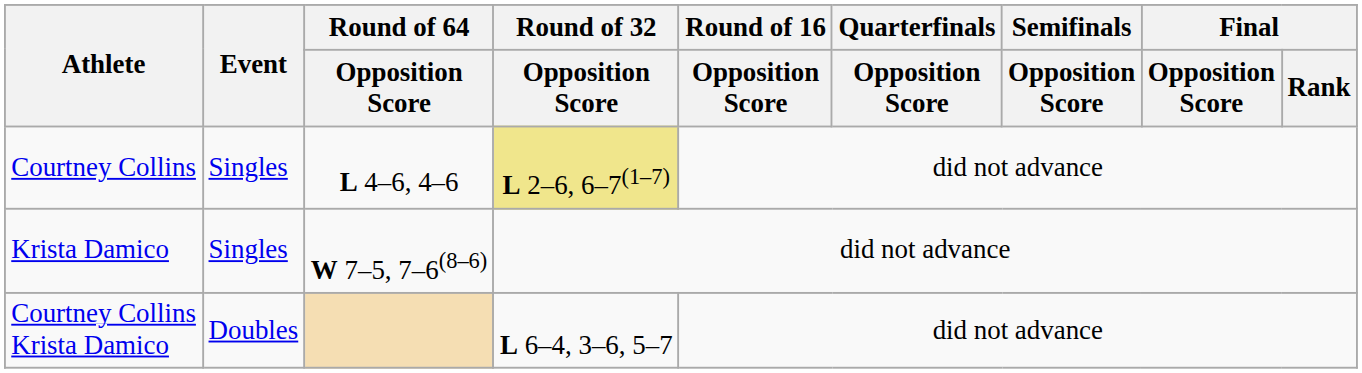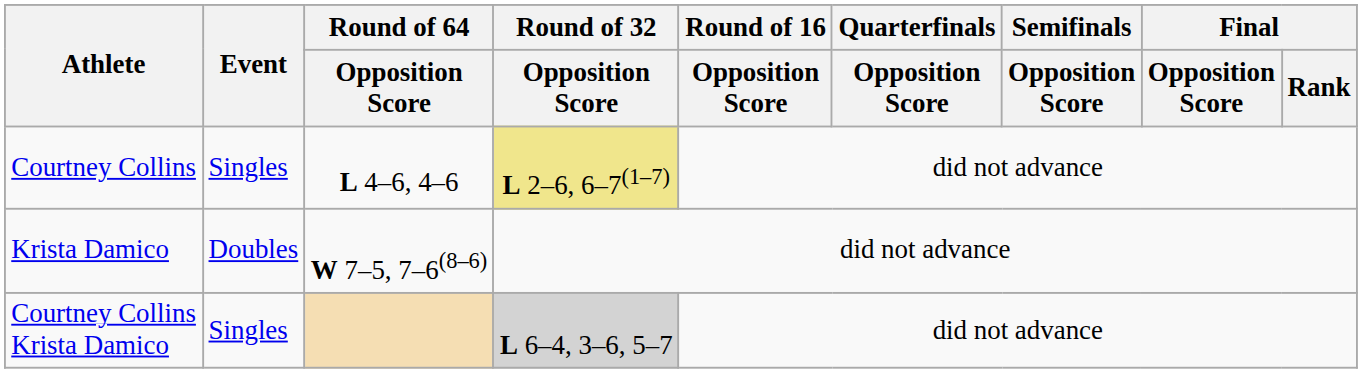(248, 250) Singles -> (253, 250) Doubles
(253, 330) Doubles -> (248, 330) Singles
(586, 346) no background -> (586, 346) lightgrey background
